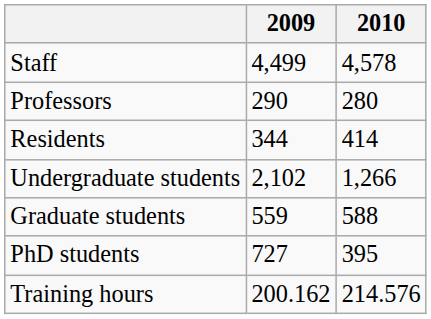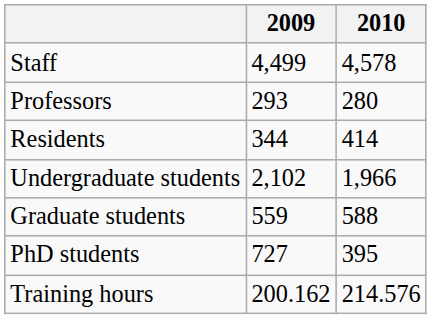(270, 100) 290 -> (270, 100) 293
(369, 178) 1,266 -> (369, 178) 1,966
